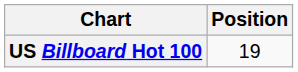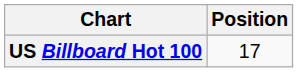(250, 50) 19 -> (250, 50) 17
